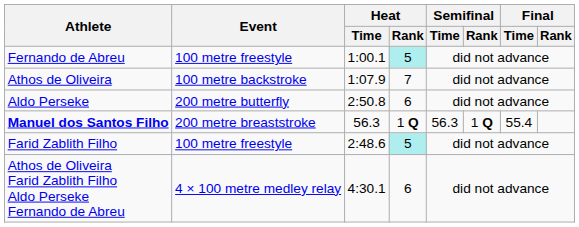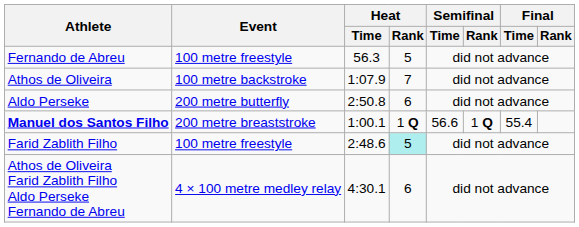(367, 58) 1:00.1 -> (367, 58) 56.3
(408, 58) paleturquoise background -> (408, 58) no background
(367, 123) 56.3 -> (367, 123) 1:00.1
(445, 123) 56.3 -> (445, 123) 56.6
